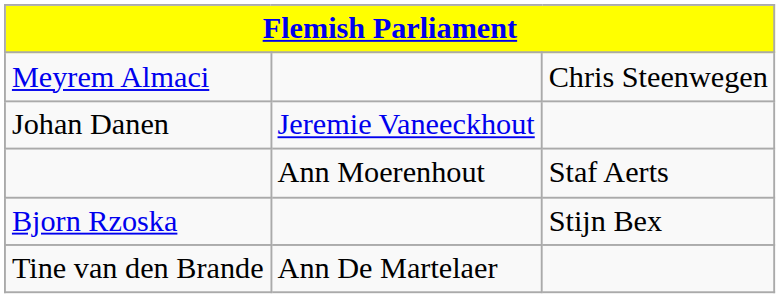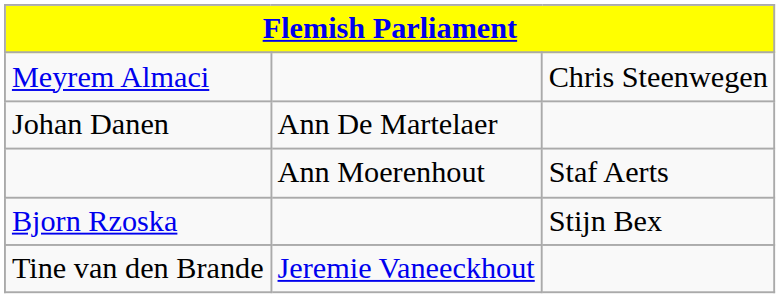(406, 124) Jeremie Vaneeckhout -> (388, 124) Ann De Martelaer
(388, 268) Ann De Martelaer -> (406, 268) Jeremie Vaneeckhout
